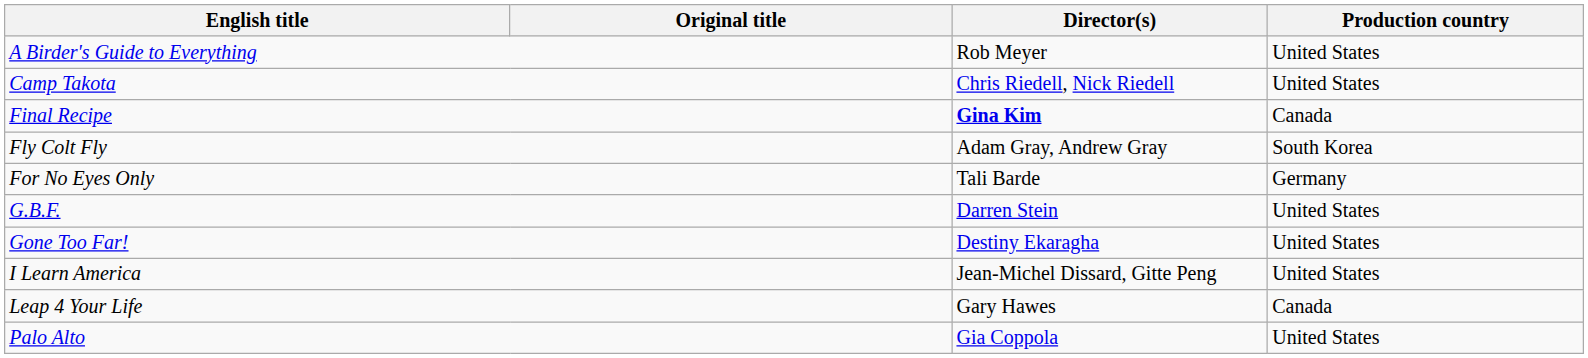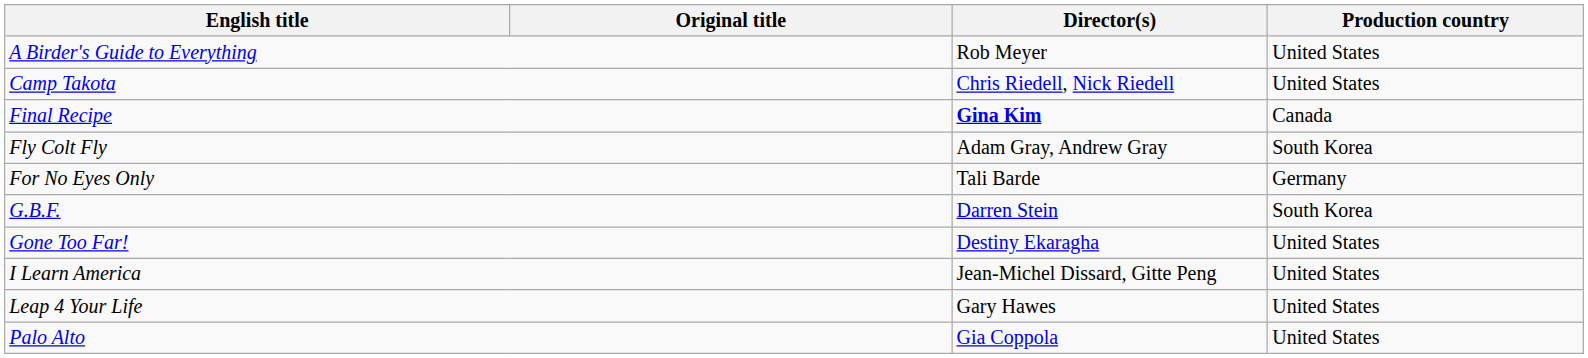(1326, 210) United States -> (1322, 210) South Korea
(1302, 305) Canada -> (1326, 305) United States
